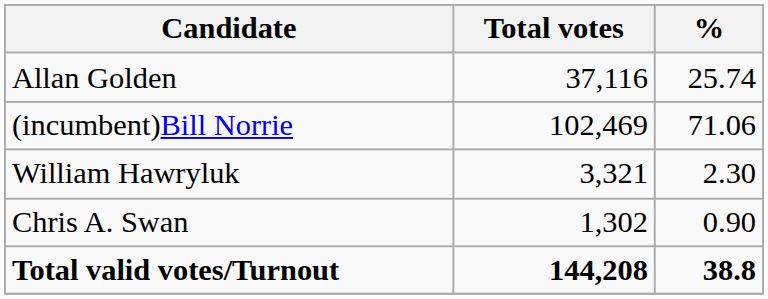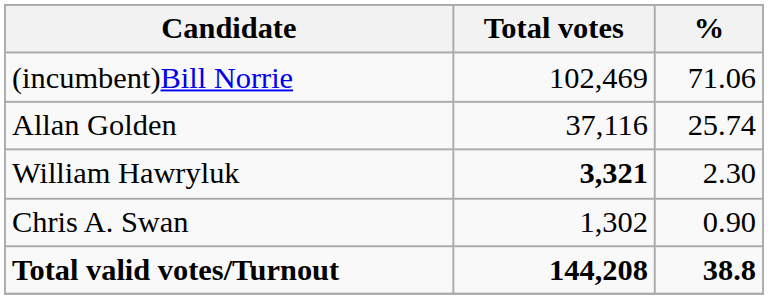rows swapped: (153, 125) <-> (94, 76)
(614, 173) normal -> (614, 173) bold
